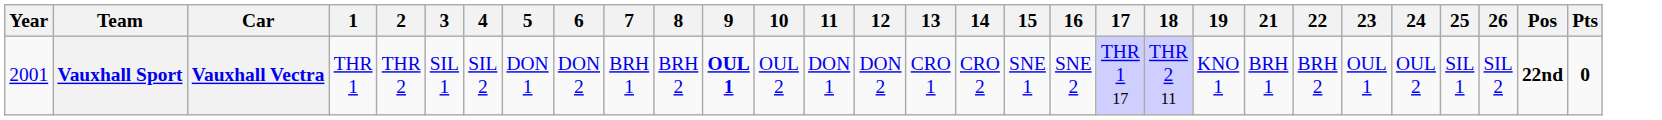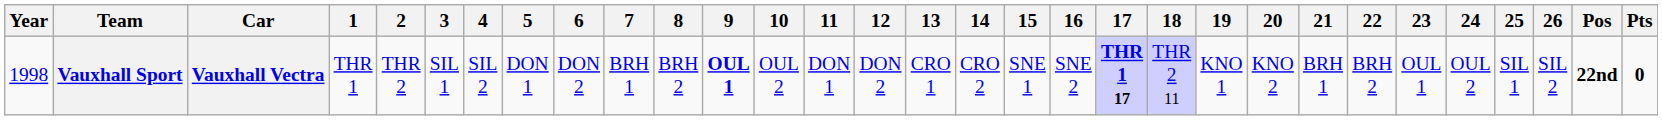+ column: (1273, 20)
(29, 75) 2001 -> (29, 75) 1998
(1120, 74) normal -> (1122, 75) bold
